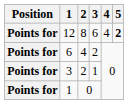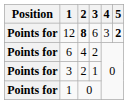(84, 33) normal -> (84, 33) bold
(107, 33) 4 -> (107, 33) 3
